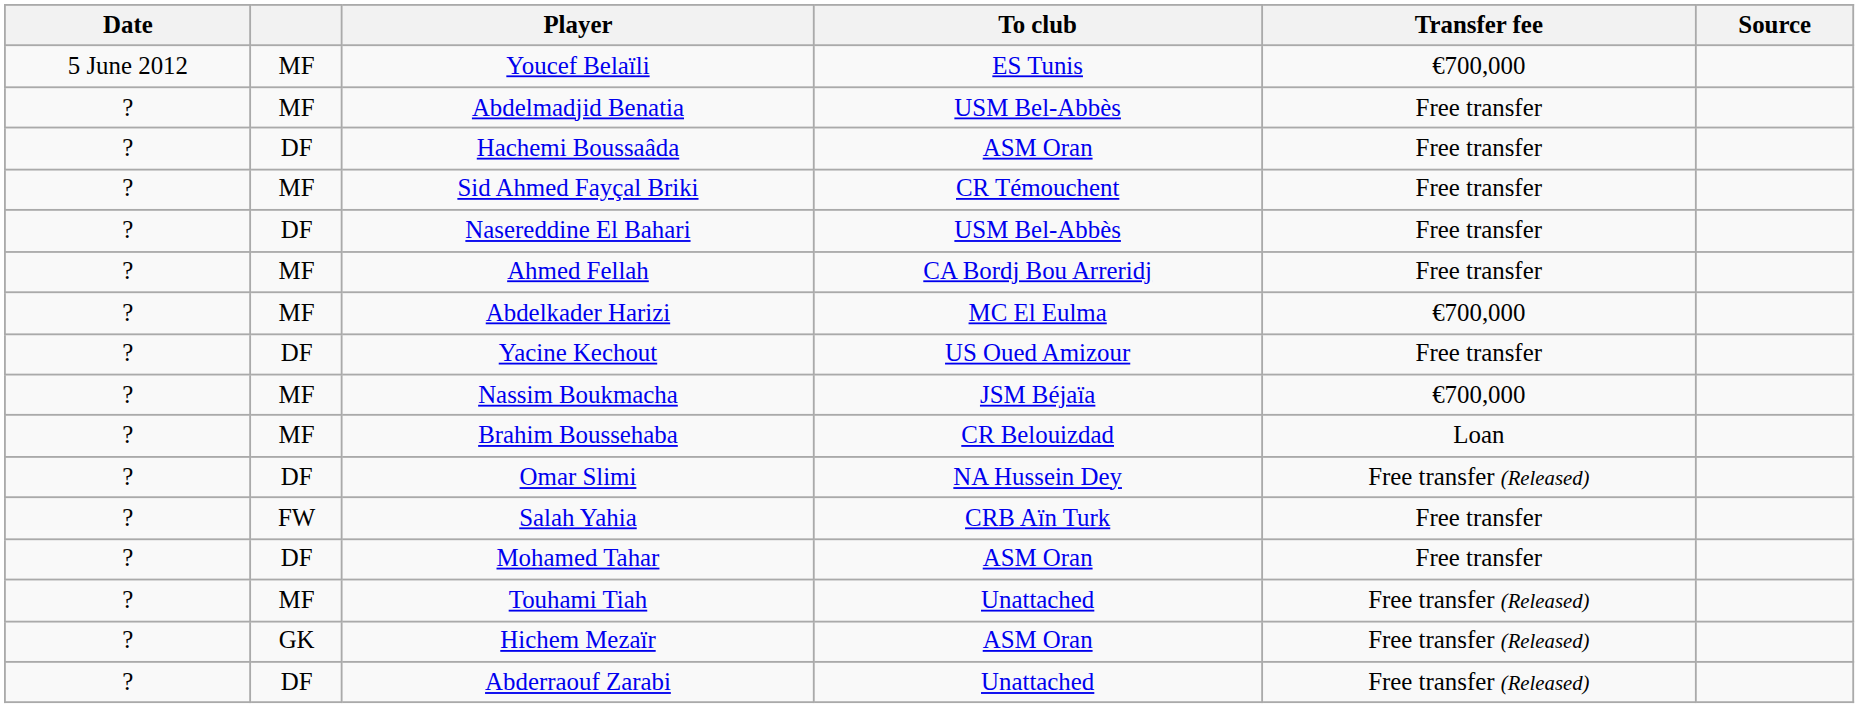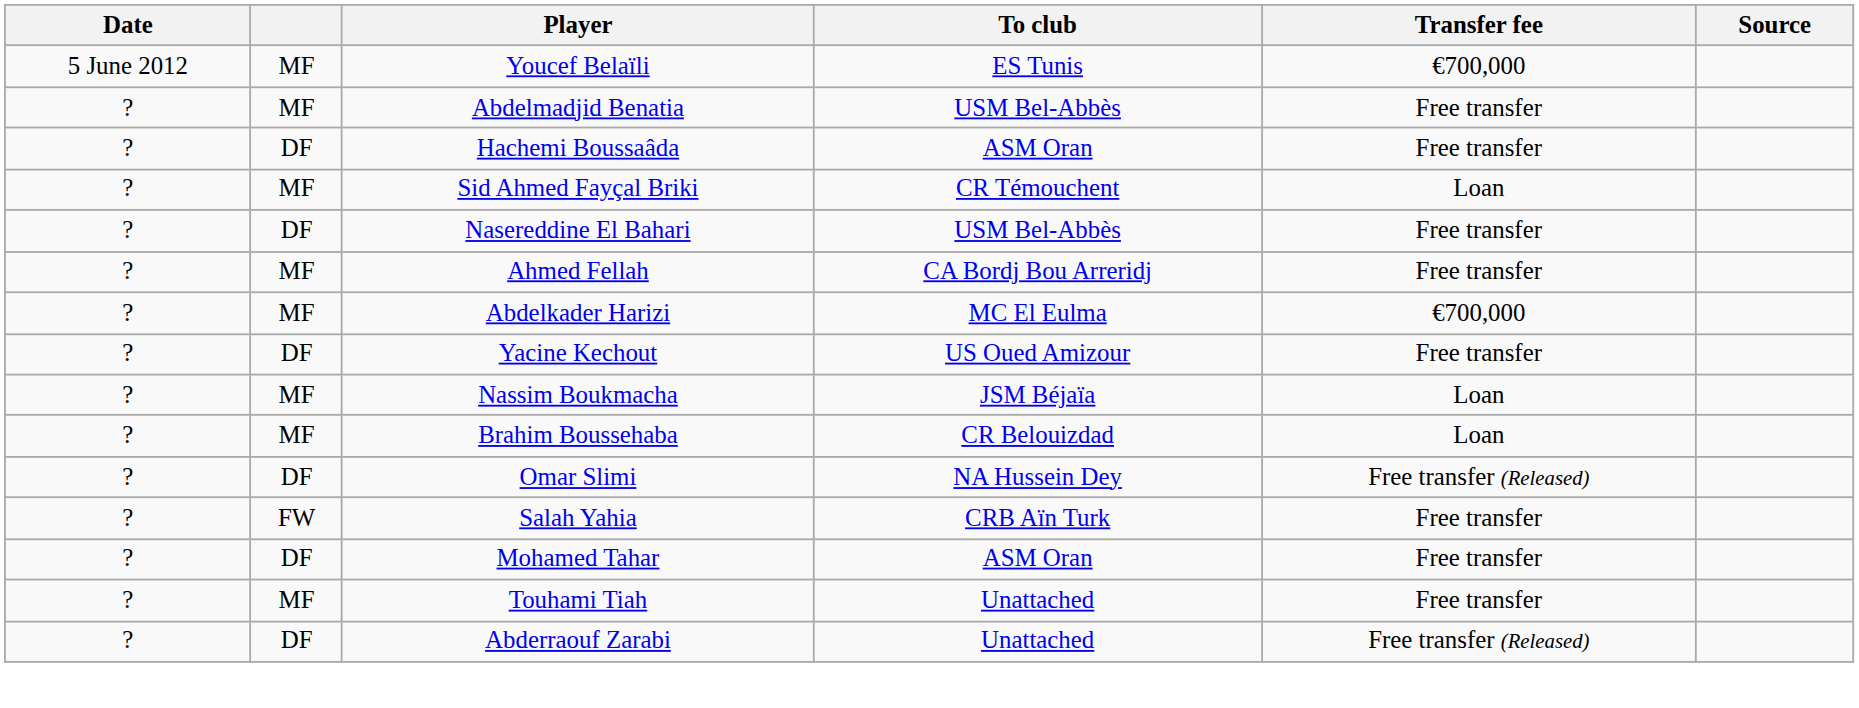(1479, 188) Free transfer -> (1479, 188) Loan
(1479, 394) €700,000 -> (1479, 394) Loan
(1479, 599) Free transfer (Released) -> (1479, 599) Free transfer
- row: (578, 640)
